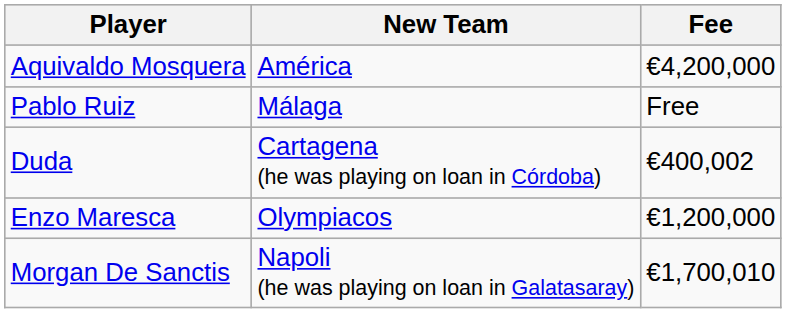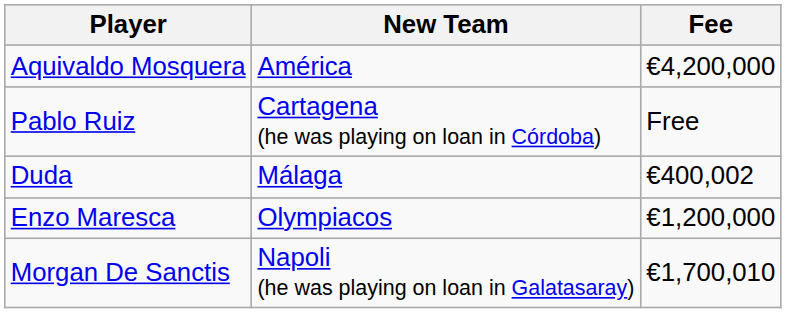(300, 106) Málaga -> (429, 121) Cartagena (he was playing on loan in Córdoba)
(429, 161) Cartagena (he was playing on loan in Córdoba) -> (300, 176) Málaga
